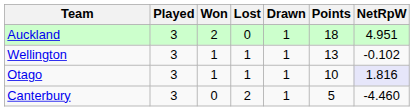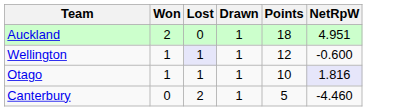- column: (174, 14)
(247, 55) no background -> (200, 55) lavender background
(331, 55) 13 -> (284, 55) 12
(382, 55) -0.102 -> (334, 55) -0.600
